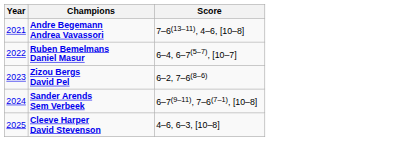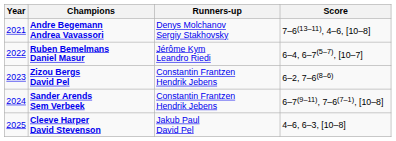+ column: (217, 12)
